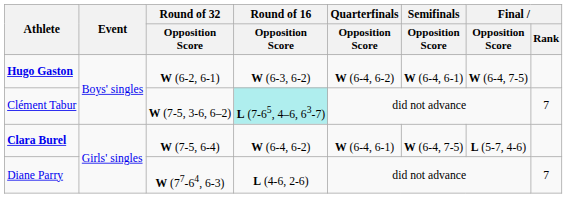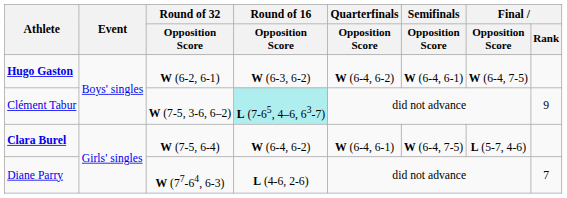(546, 106) 7 -> (546, 106) 9
